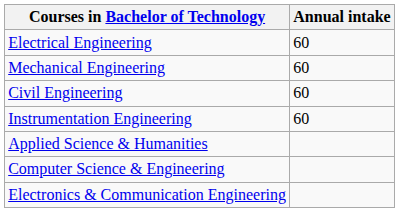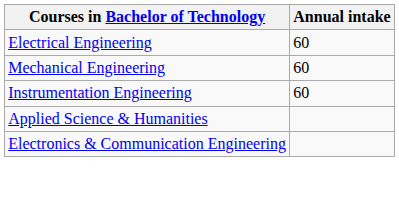- row: (65, 93)
- row: (116, 169)
